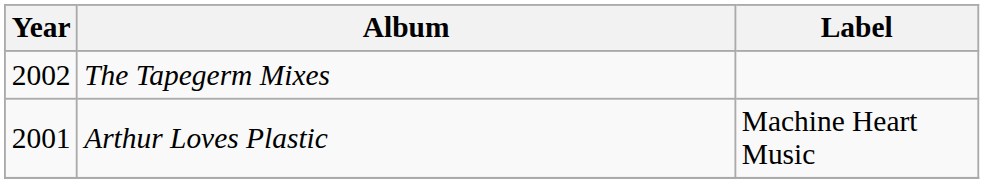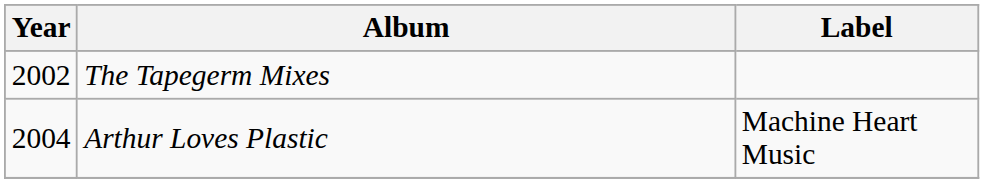(41, 137) 2001 -> (41, 137) 2004
